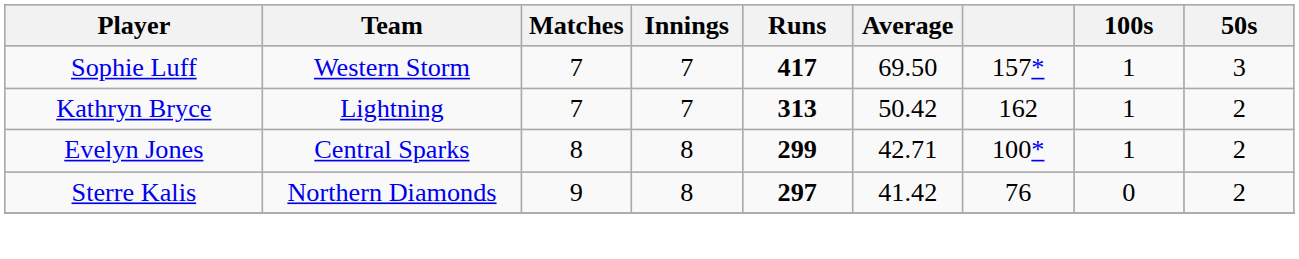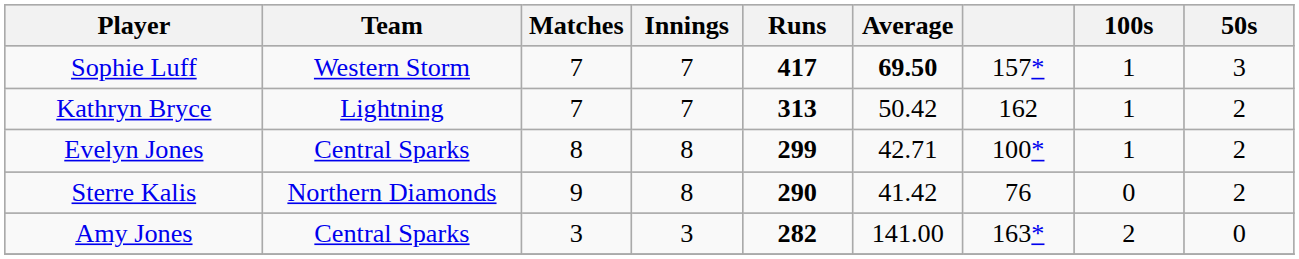(908, 66) normal -> (908, 66) bold
(797, 191) 297 -> (797, 191) 290
+ row: (134, 233)
